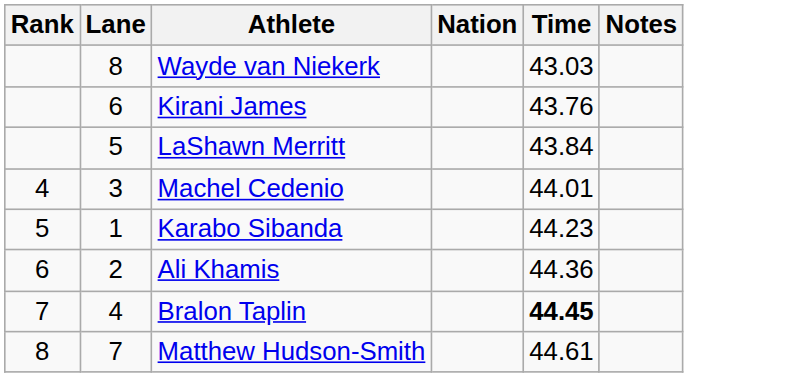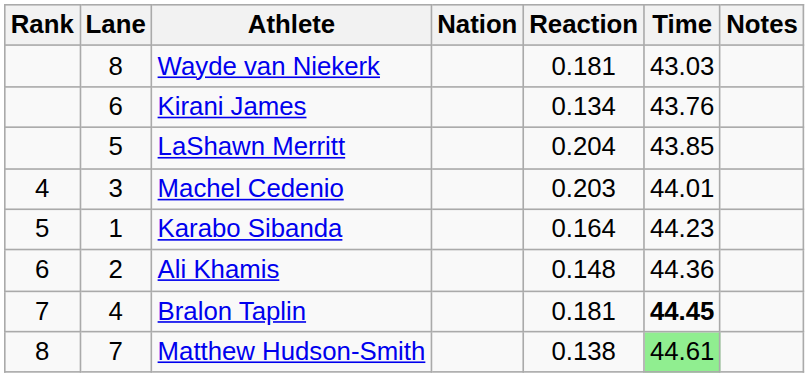+ column: (584, 24)
(561, 147) 43.84 -> (682, 147) 43.85
(561, 351) no background -> (682, 351) lightgreen background
